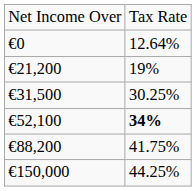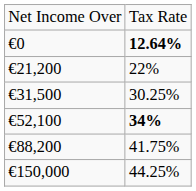(154, 43) normal -> (156, 43) bold
(144, 69) 19% -> (144, 69) 22%
